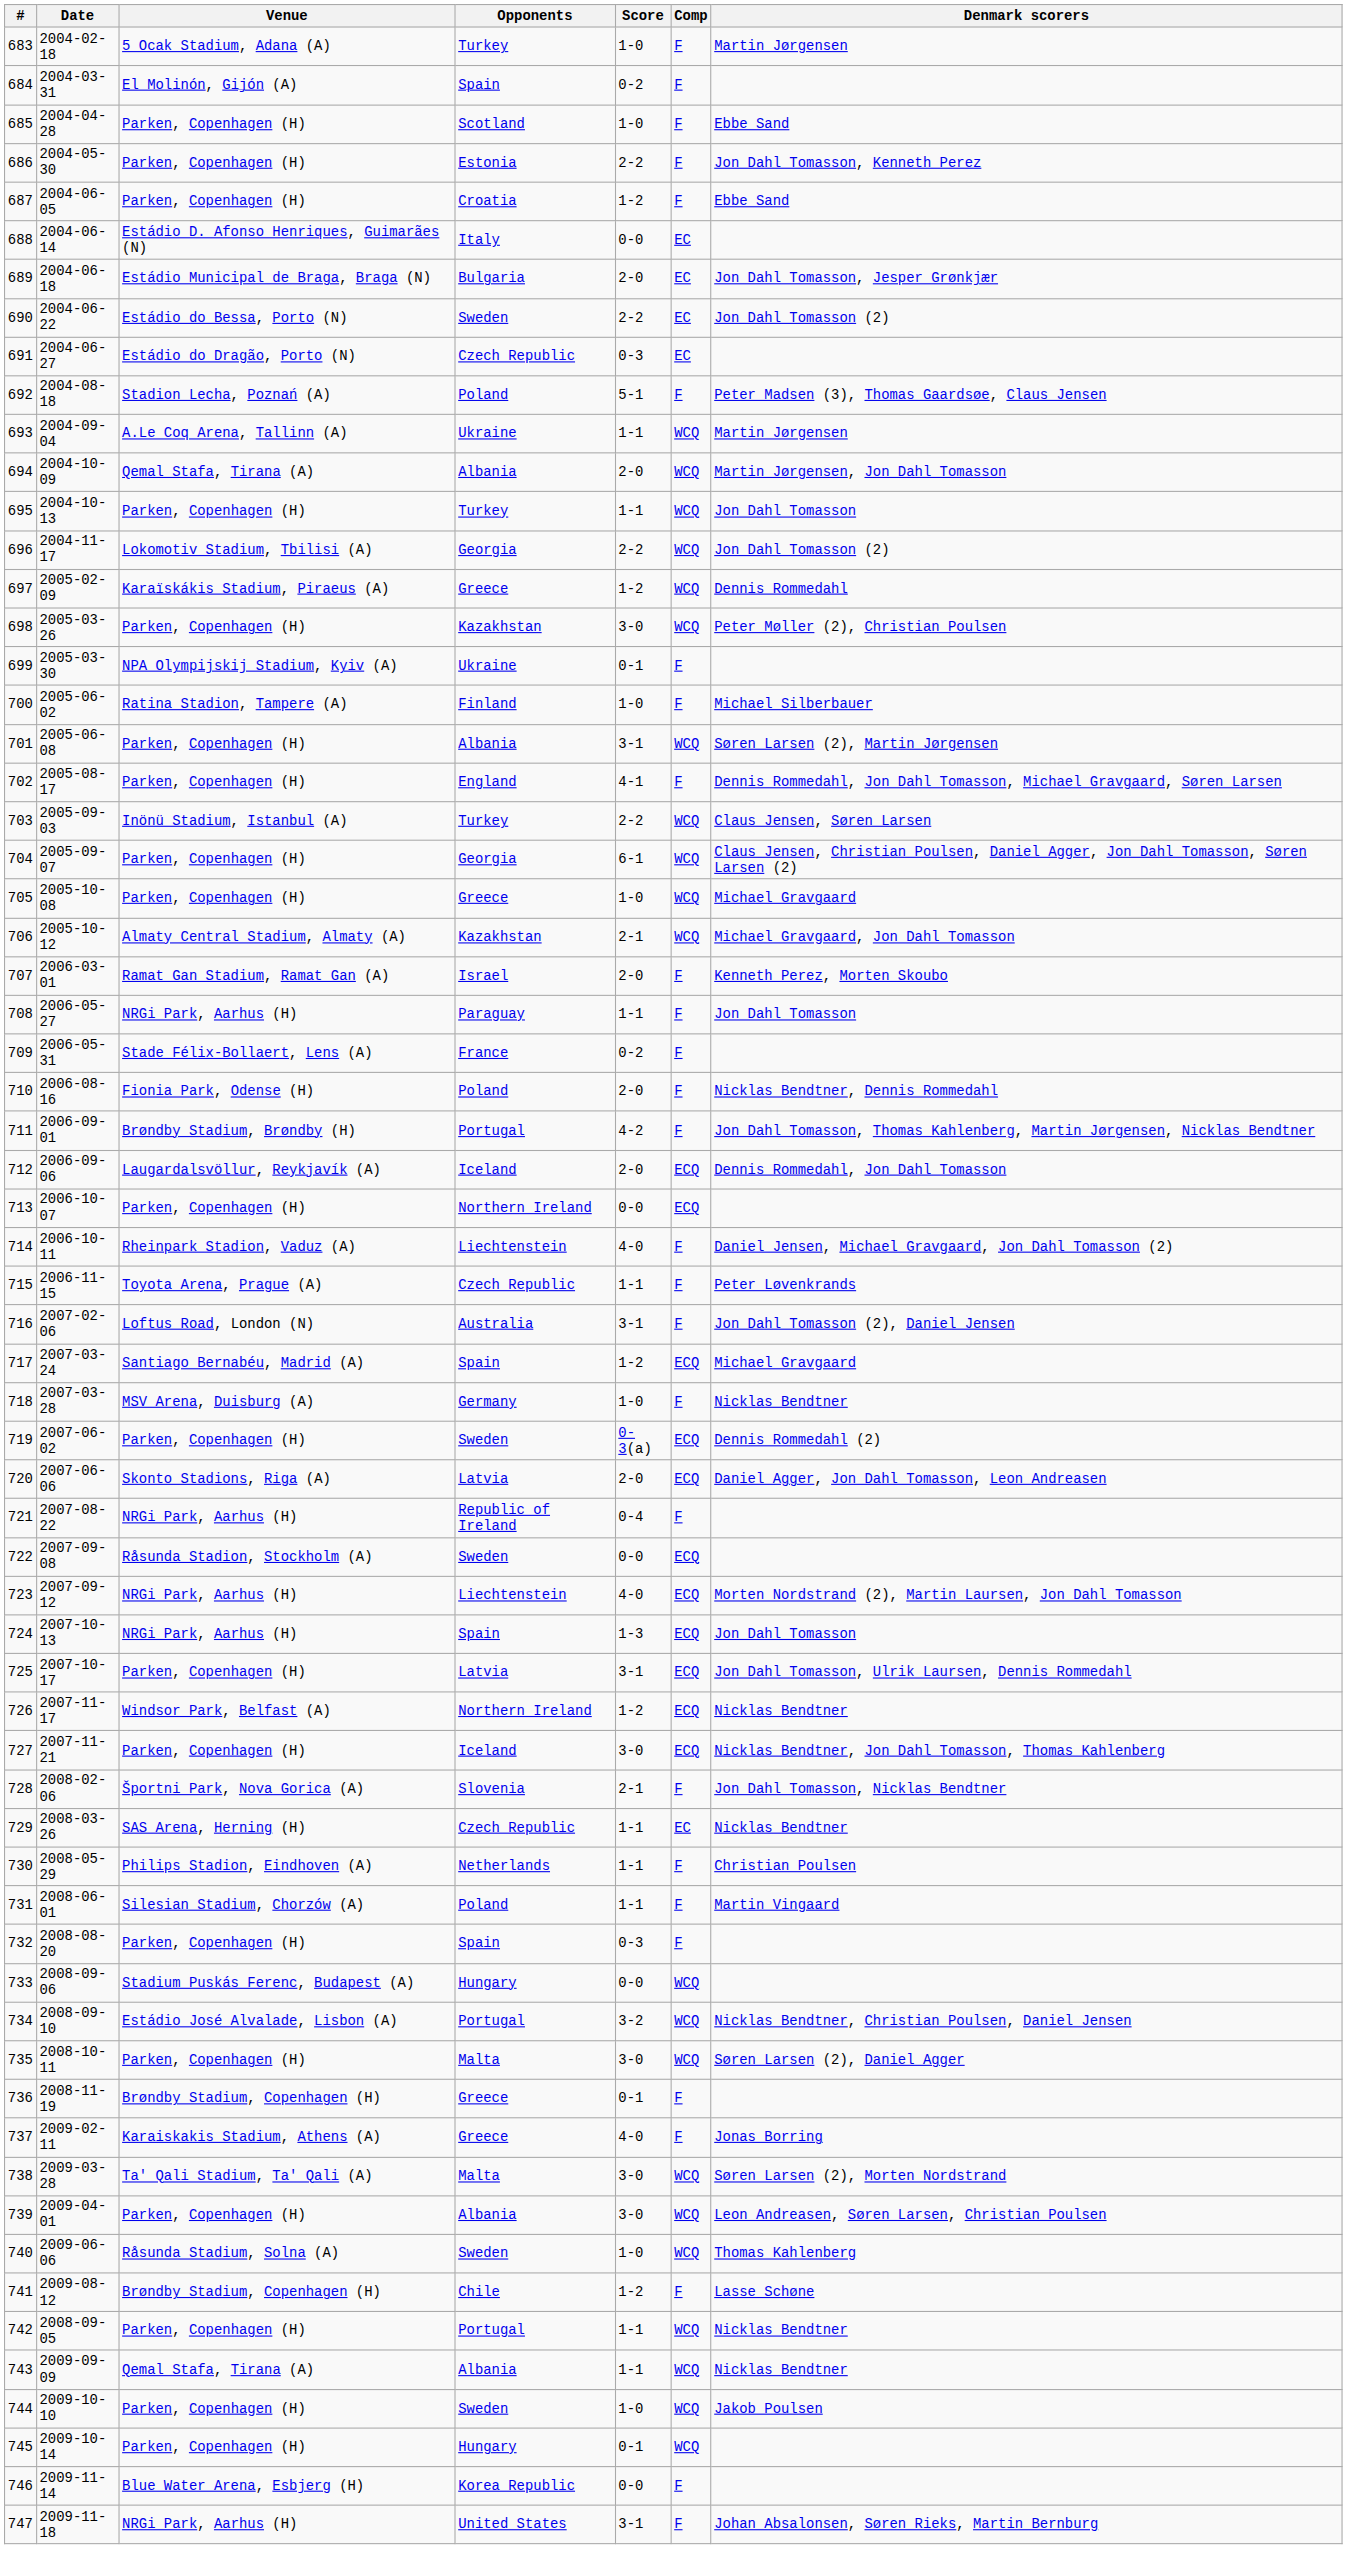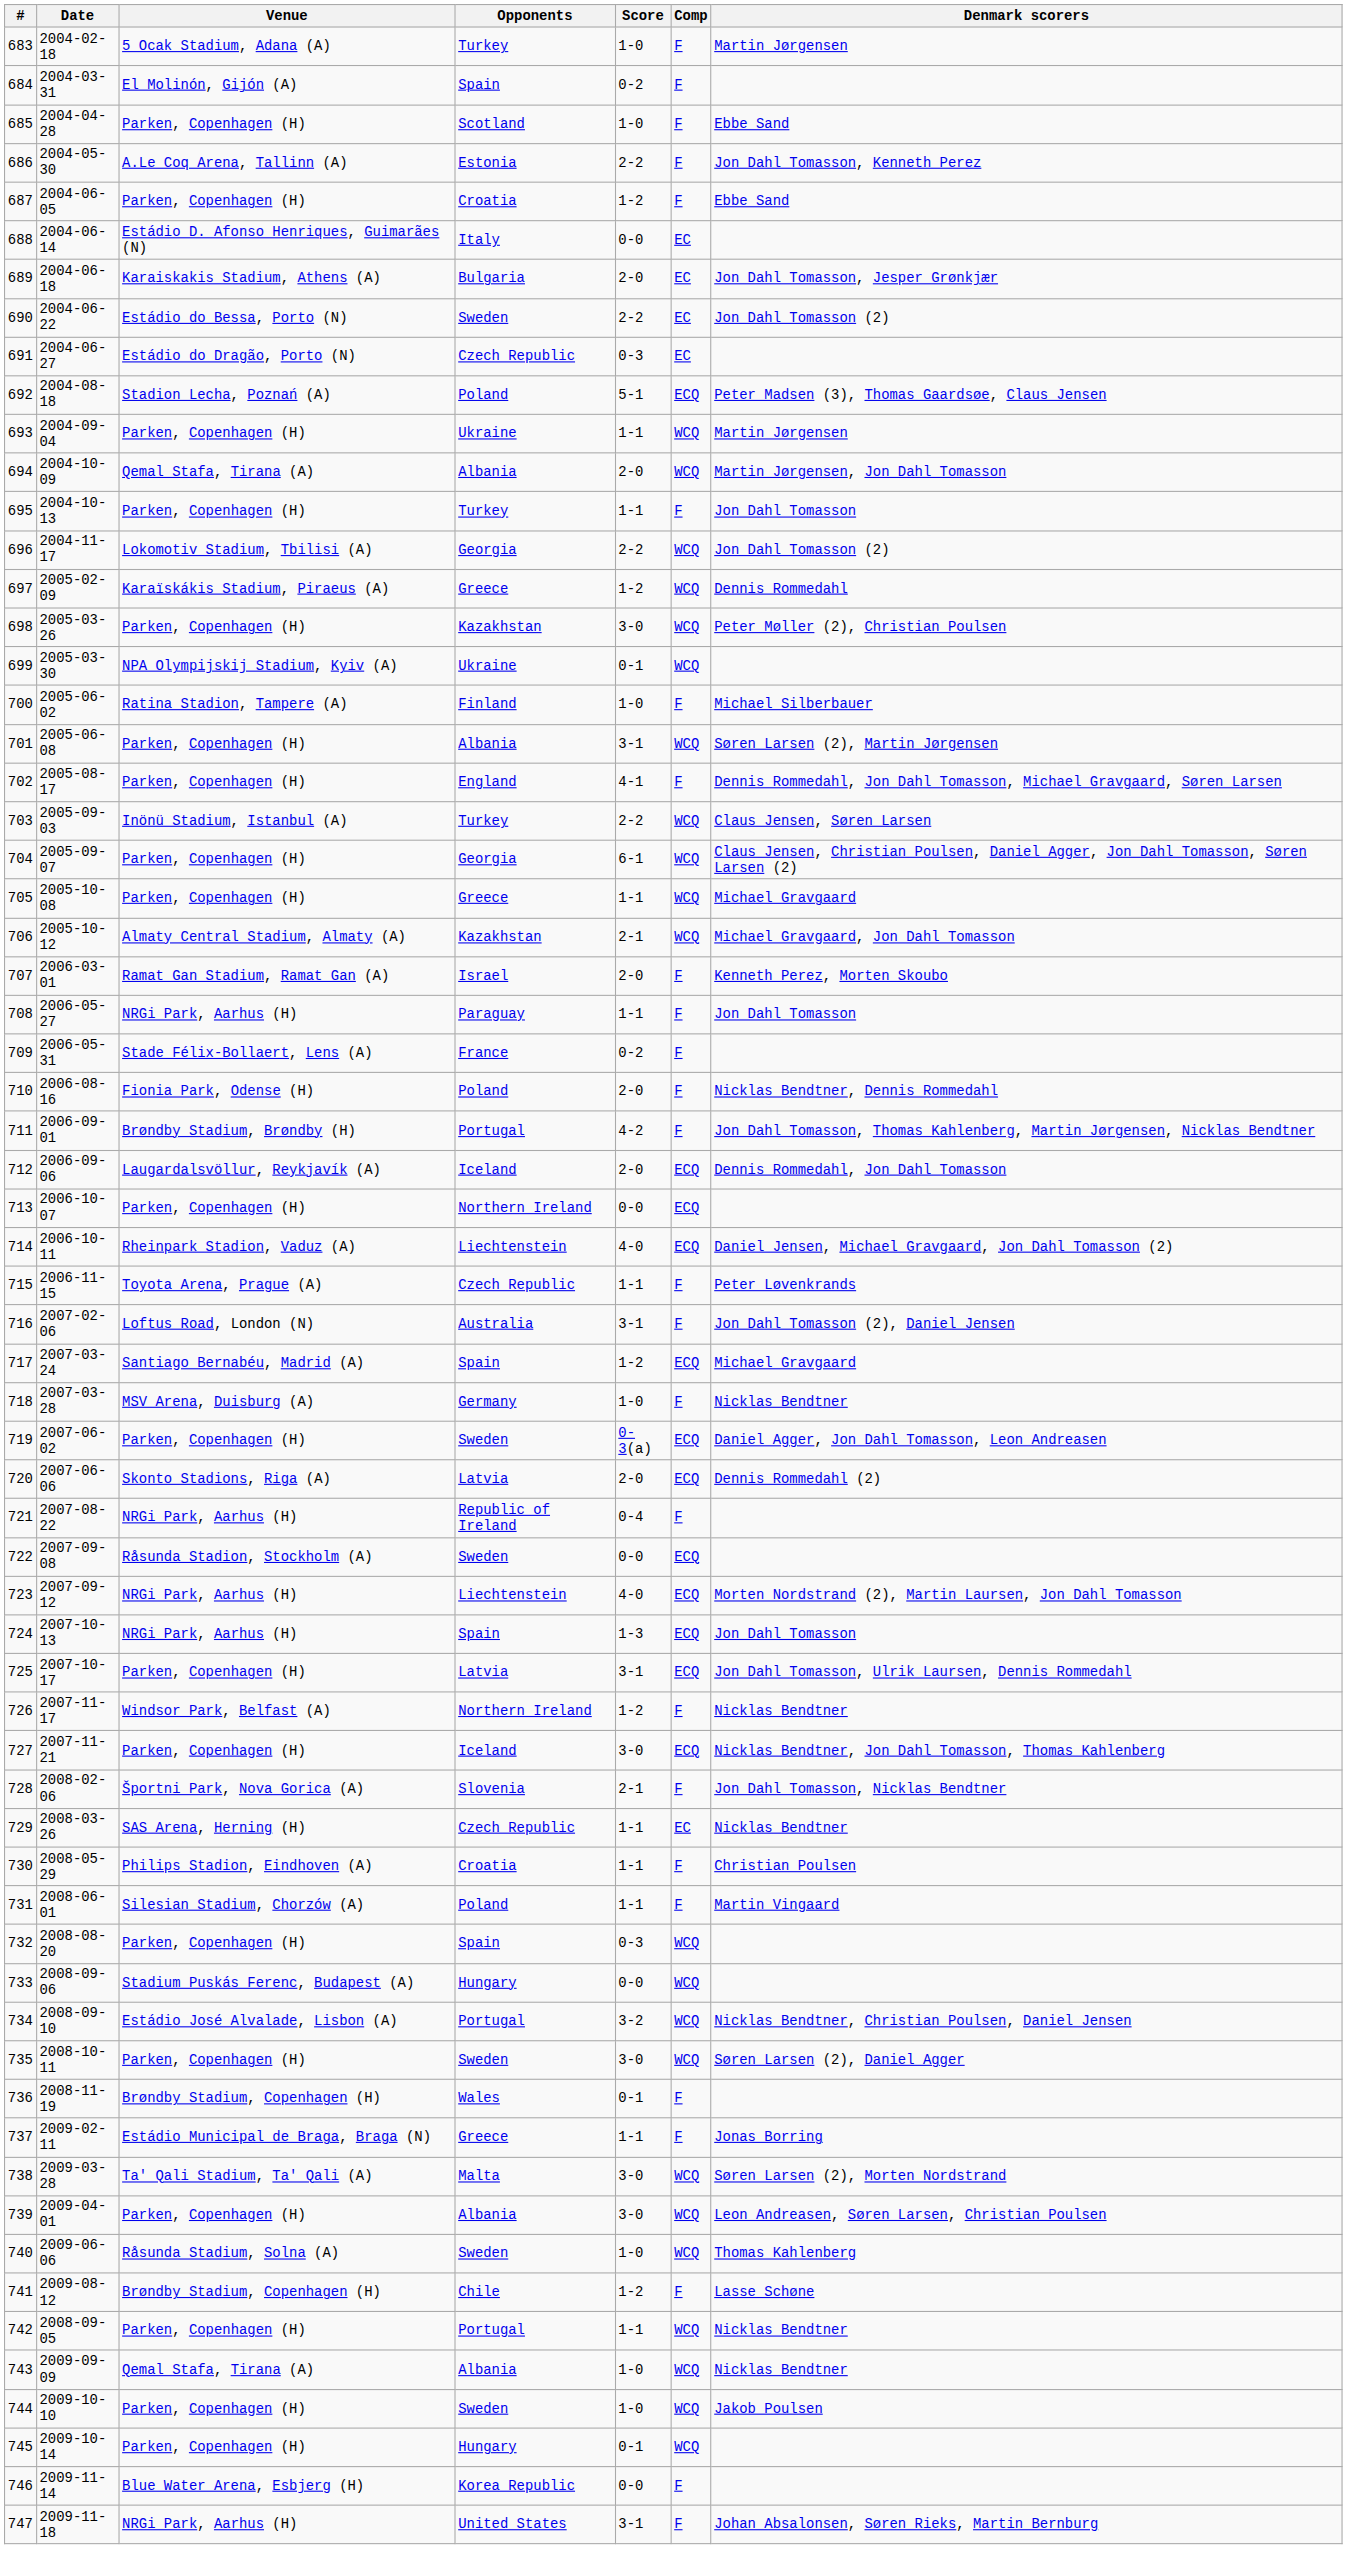(214, 163) Parken, Copenhagen (H) -> (235, 163) A.Le Coq Arena, Tallinn (A)
(277, 279) Estádio Municipal de Braga, Braga (N) -> (252, 279) Karaiskakis Stadium, Athens (A)
(678, 395) F -> (687, 395) ECQ
(235, 434) A.Le Coq Arena, Tallinn (A) -> (214, 434) Parken, Copenhagen (H)
(687, 511) WCQ -> (678, 511) F
(678, 666) F -> (687, 666) WCQ
(631, 898) 1-0 -> (631, 898) 1-1
(678, 1247) F -> (687, 1247) ECQ
(798, 1441) Dennis Rommedahl (2) -> (910, 1441) Daniel Agger, Jon Dahl Tomasson, Leon Andreasen
(910, 1479) Daniel Agger, Jon Dahl Tomasson, Leon Andreasen -> (798, 1479) Dennis Rommedahl (2)
(687, 1712) ECQ -> (678, 1712) F
(504, 1866) Netherlands -> (487, 1866) Croatia
(678, 1944) F -> (687, 1944) WCQ
(479, 2060) Malta -> (483, 2060) Sweden
(483, 2099) Greece -> (479, 2099) Wales
(252, 2137) Karaiskakis Stadium, Athens (A) -> (277, 2137) Estádio Municipal de Braga, Braga (N)
(631, 2137) 4-0 -> (631, 2137) 1-1
(631, 2370) 1-1 -> (631, 2370) 1-0
